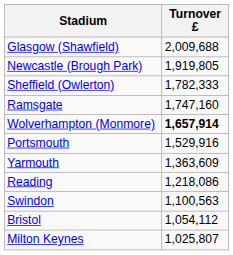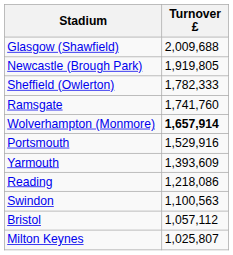(192, 104) 1,747,160 -> (192, 104) 1,741,760
(192, 162) 1,363,609 -> (192, 162) 1,393,609
(191, 220) 1,054,112 -> (191, 220) 1,057,112
